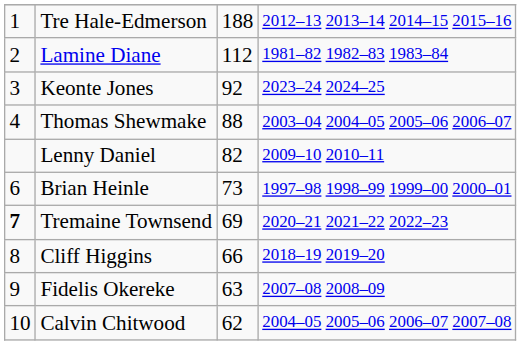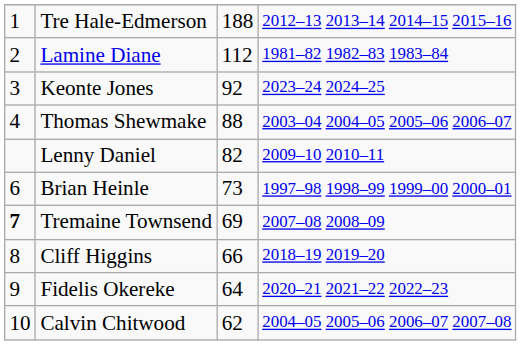(355, 222) 2020–21 2021–22 2022–23 -> (324, 222) 2007–08 2008–09
(232, 289) 63 -> (232, 289) 64
(324, 289) 2007–08 2008–09 -> (355, 289) 2020–21 2021–22 2022–23
